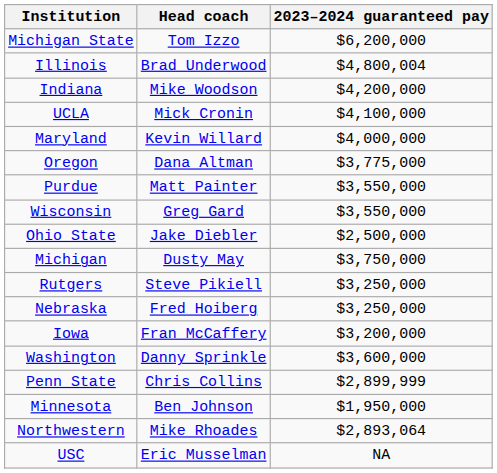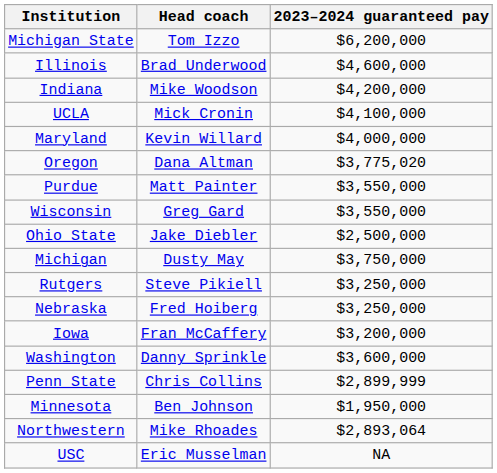(381, 65) $4,800,004 -> (381, 65) $4,600,000
(381, 163) $3,775,000 -> (381, 163) $3,775,020
